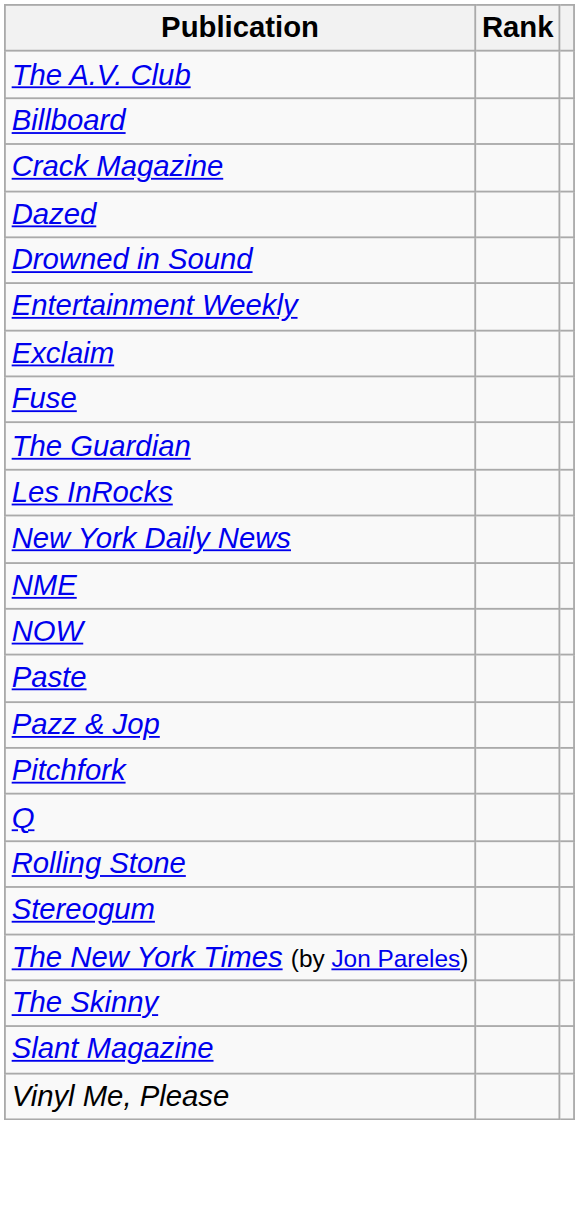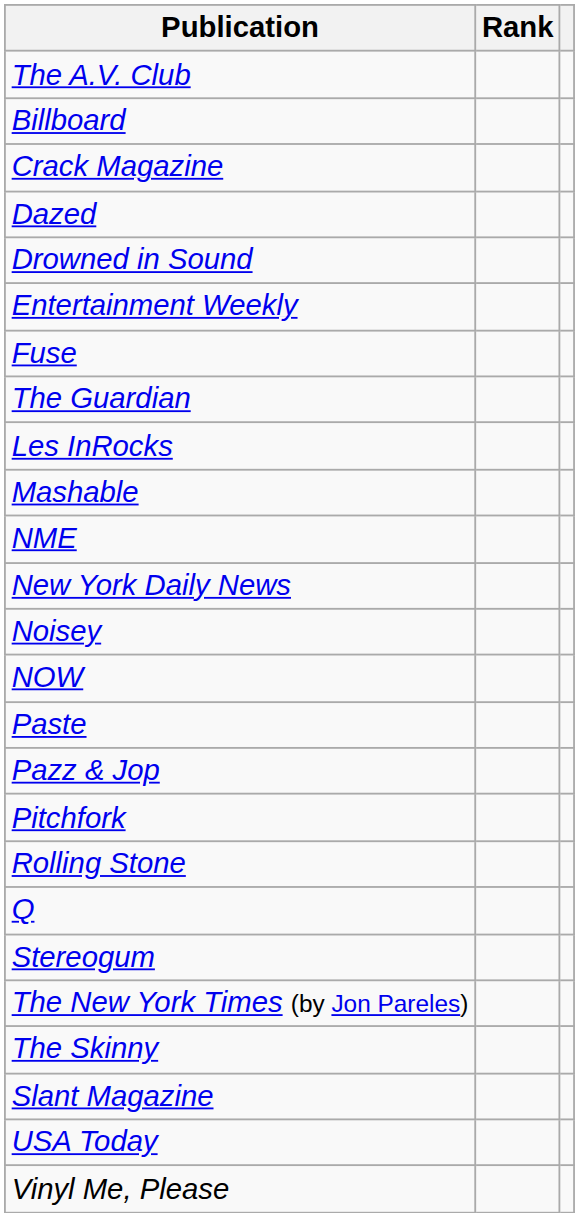- row: (63, 352)
+ row: (75, 492)
rows swapped: (151, 538) <-> (44, 584)
+ row: (56, 631)
rows swapped: (23, 817) <-> (99, 863)
+ row: (85, 1142)
